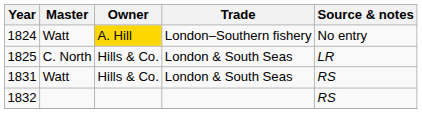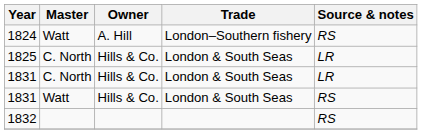(115, 35) gold background -> (115, 35) no background
(342, 35) No entry -> (327, 35) RS
+ row: (22, 77)
